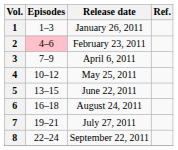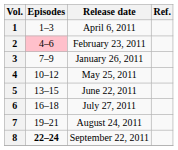(109, 28) January 26, 2011 -> (109, 28) April 6, 2011
(109, 59) April 6, 2011 -> (109, 59) January 26, 2011
(109, 106) August 24, 2011 -> (109, 106) July 27, 2011
(109, 122) July 27, 2011 -> (109, 122) August 24, 2011
(46, 138) normal -> (46, 138) bold
